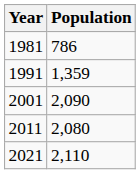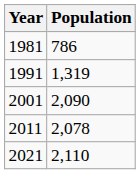(70, 73) 1,359 -> (70, 73) 1,319
(70, 127) 2,080 -> (70, 127) 2,078
